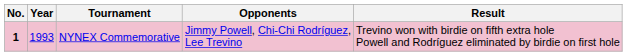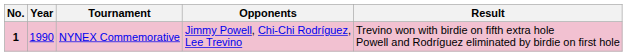(42, 37) 1993 -> (42, 37) 1990
